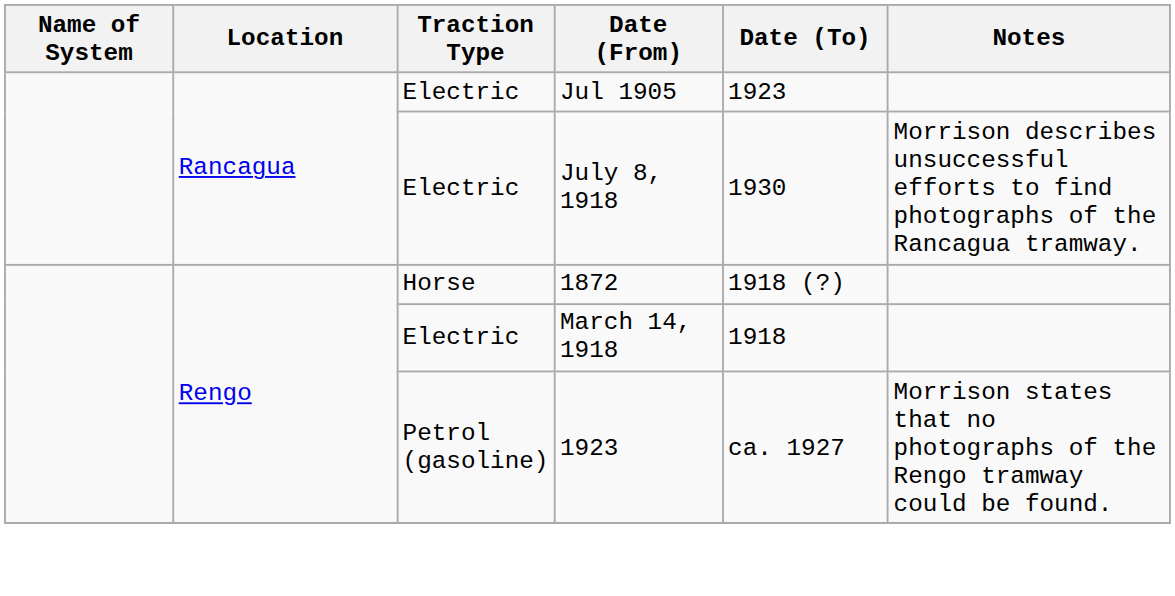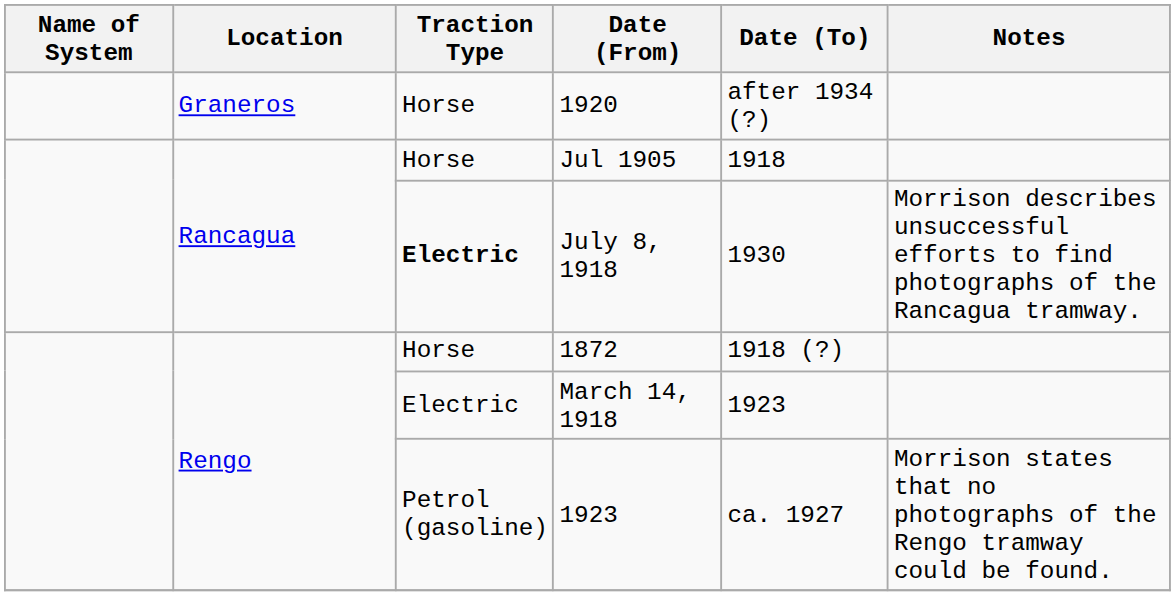+ row: (589, 106)
(461, 92) Electric -> (439, 160) Horse
(757, 92) 1923 -> (757, 160) 1918
(461, 188) normal -> (460, 256) bold
(757, 338) 1918 -> (757, 405) 1923
